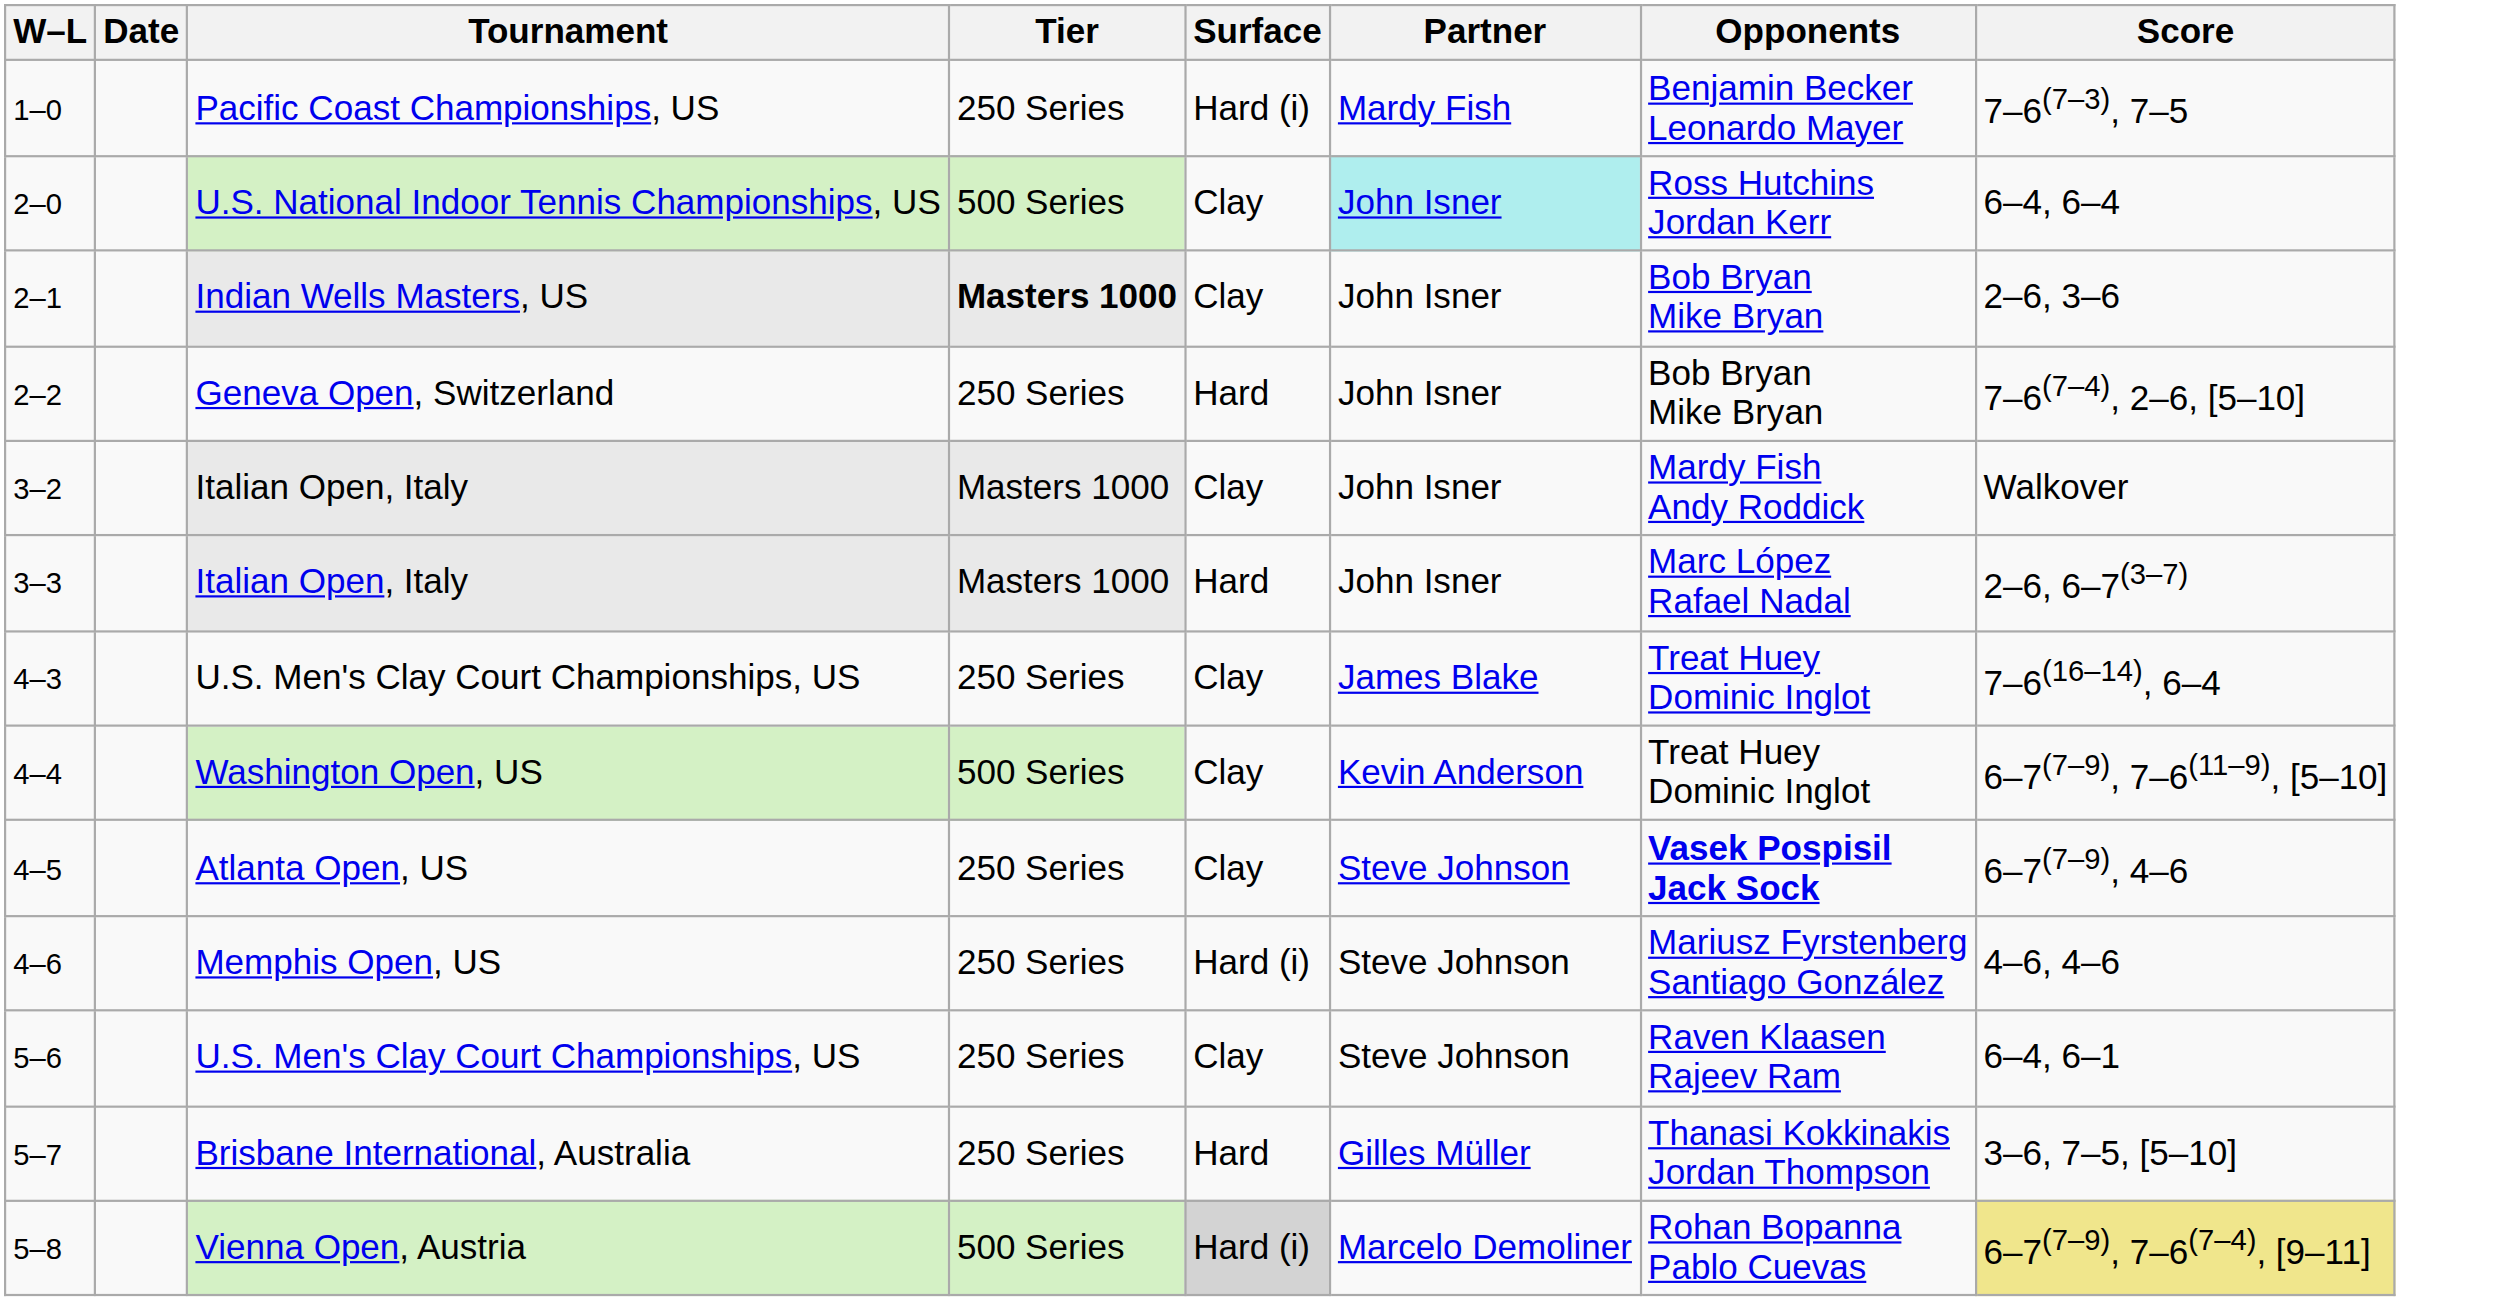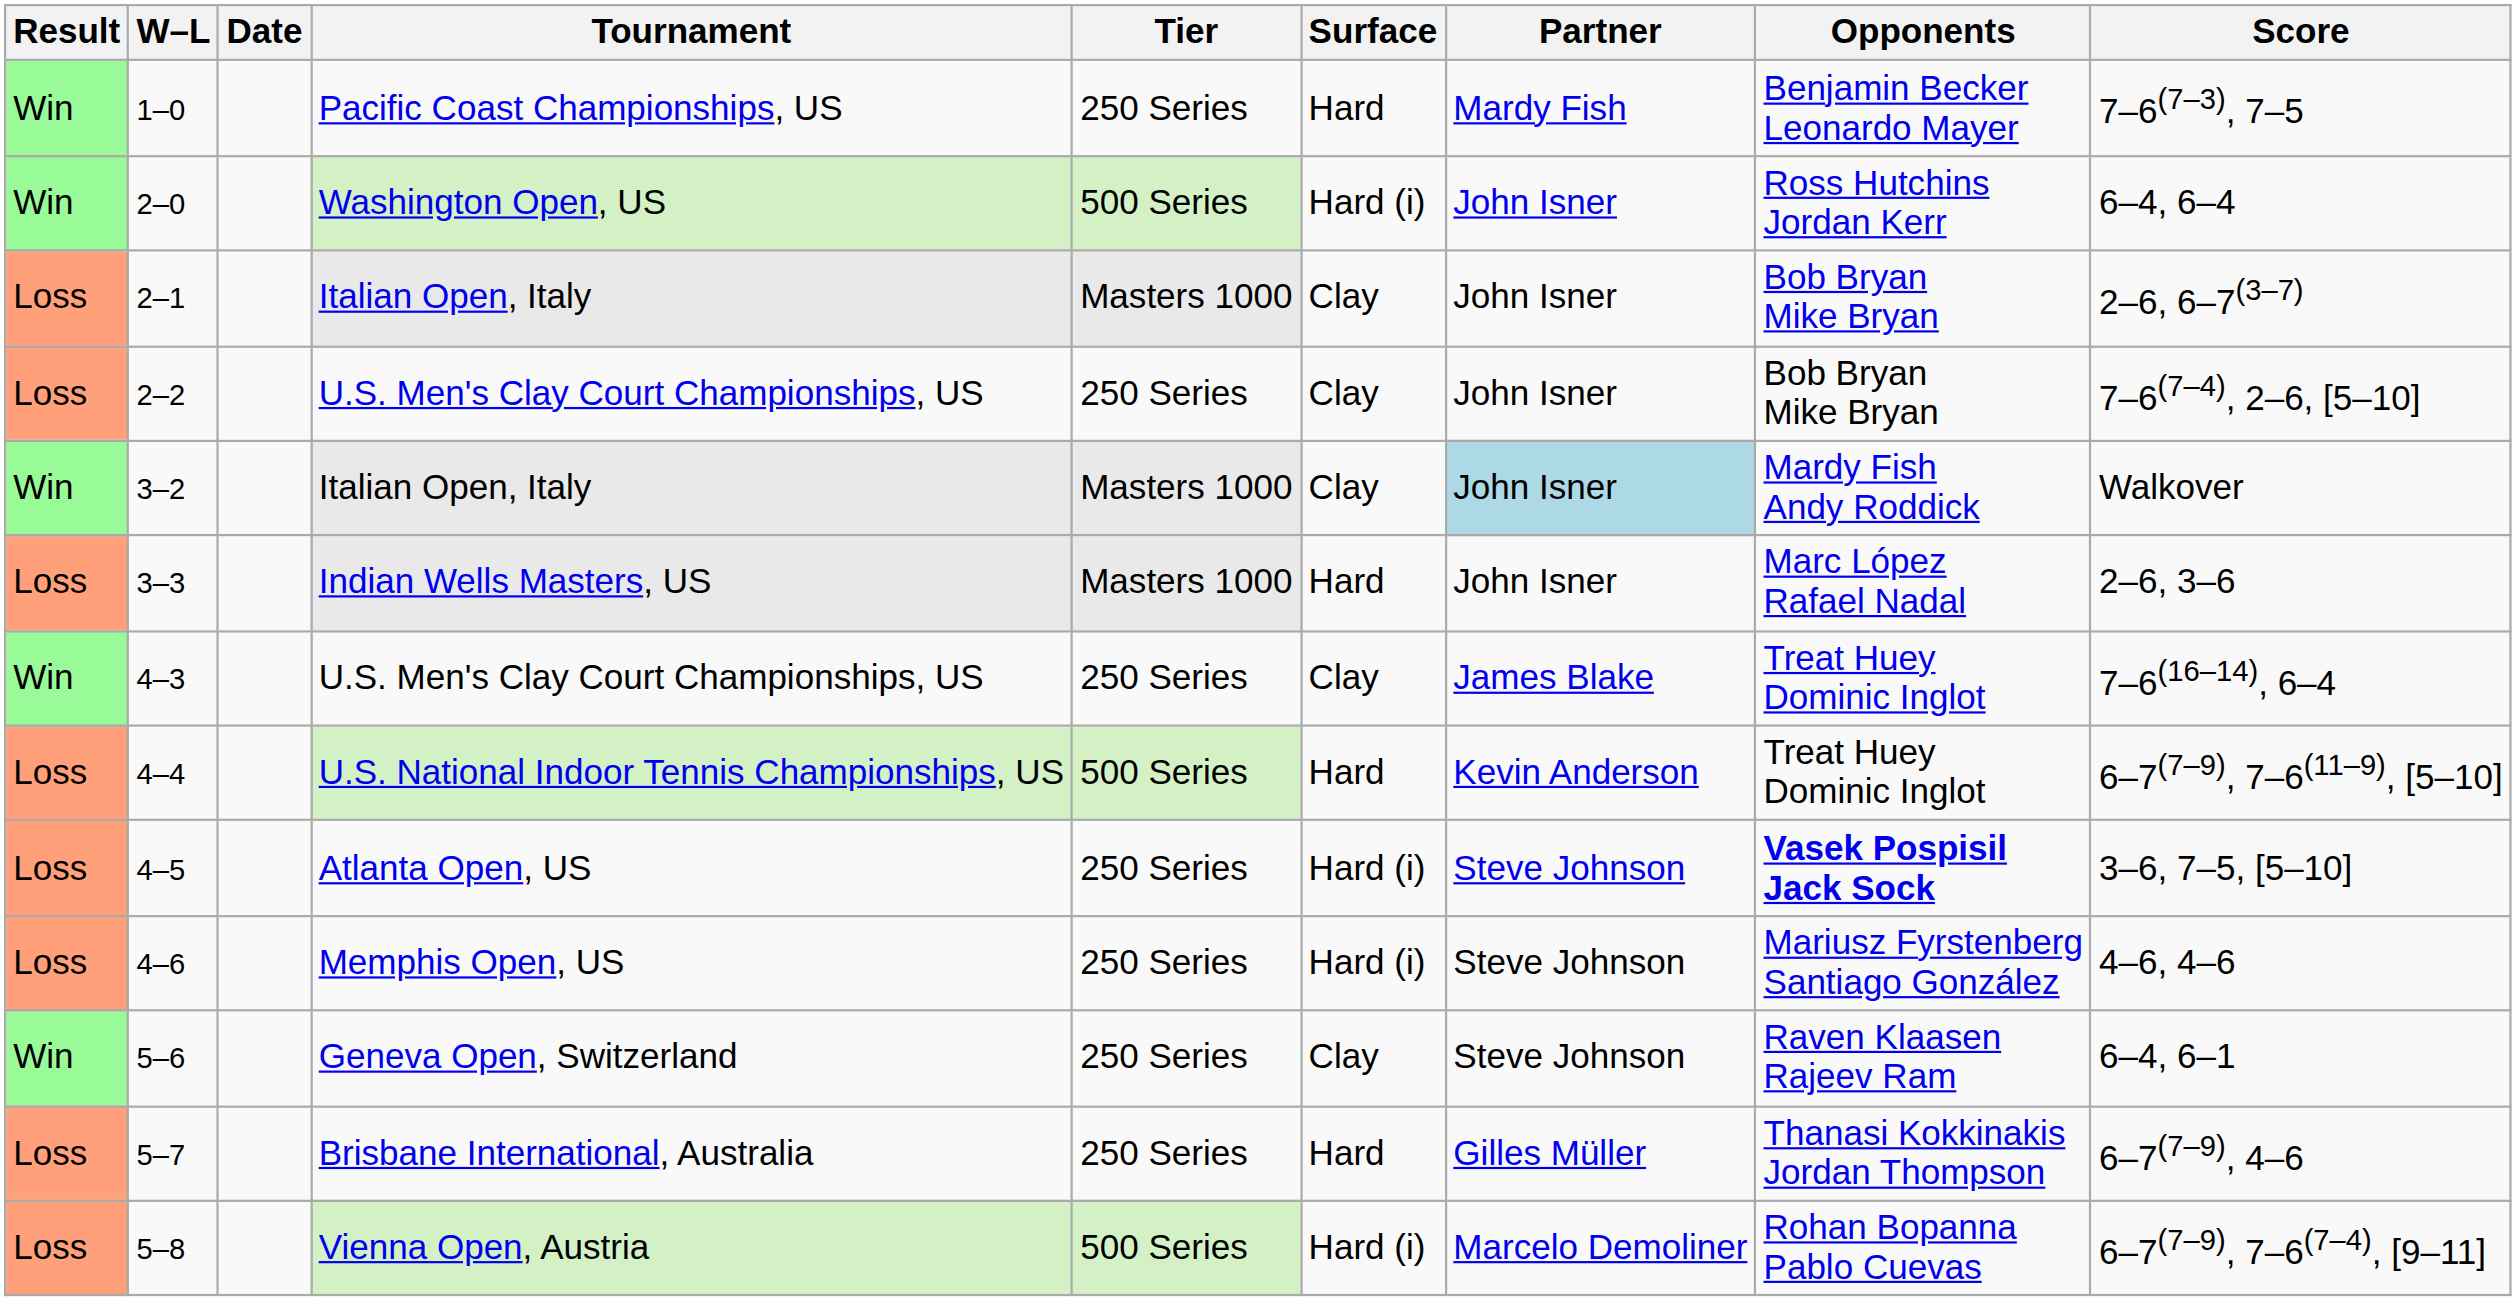+ column: (67, 32)
(1252, 107) Hard (i) -> (1347, 107) Hard
(568, 202) U.S. National Indoor Tennis Championships, US -> (492, 202) Washington Open, US
(1228, 202) Clay -> (1367, 202) Hard (i)
(1420, 202) paleturquoise background -> (1535, 202) no background
(392, 297) Indian Wells Masters, US -> (455, 297) Italian Open, Italy
(1067, 297) bold -> (1186, 297) normal
(2052, 297) 2–6, 3–6 -> (2201, 297) 2–6, 6–7(3–7)
(405, 392) Geneva Open, Switzerland -> (651, 392) U.S. Men's Clay Court Championships, US
(1231, 392) Hard -> (1344, 392) Clay
(1420, 487) no background -> (1535, 487) lightblue background
(332, 582) Italian Open, Italy -> (515, 582) Indian Wells Masters, US
(2086, 582) 2–6, 6–7(3–7) -> (2167, 582) 2–6, 3–6
(369, 772) Washington Open, US -> (691, 772) U.S. National Indoor Tennis Championships, US
(1228, 772) Clay -> (1347, 772) Hard
(1228, 867) Clay -> (1367, 867) Hard (i)
(2086, 867) 6–7(7–9), 4–6 -> (2226, 867) 3–6, 7–5, [5–10]
(528, 1057) U.S. Men's Clay Court Championships, US -> (528, 1057) Geneva Open, Switzerland
(2110, 1152) 3–6, 7–5, [5–10] -> (2201, 1152) 6–7(7–9), 4–6
(1252, 1247) lightgrey background -> (1367, 1247) no background
(2177, 1247) khaki background -> (2293, 1247) no background
